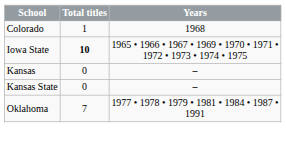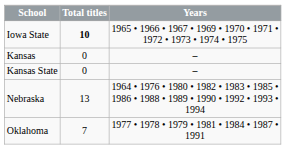- row: (25, 29)
+ row: (25, 98)
